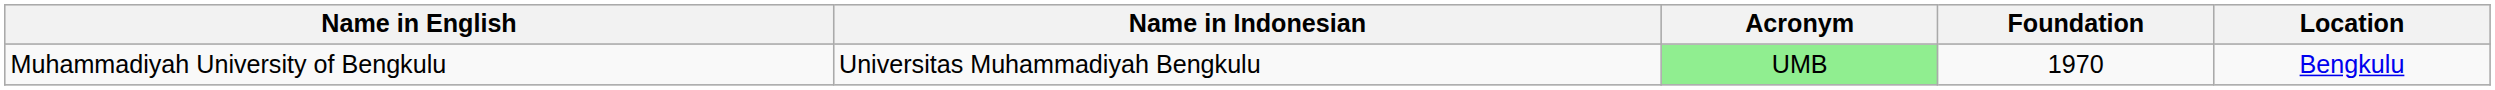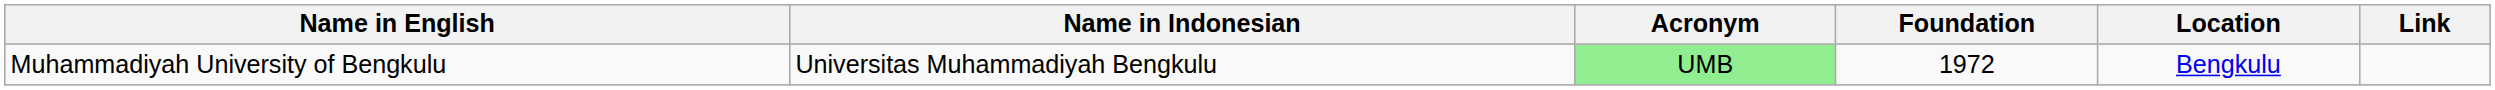+ column: (2425, 24)
(2076, 64) 1970 -> (1967, 64) 1972
